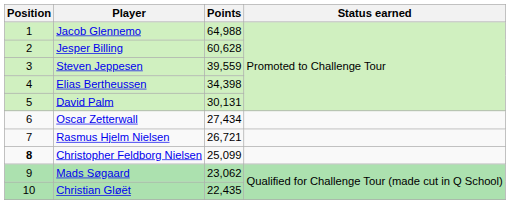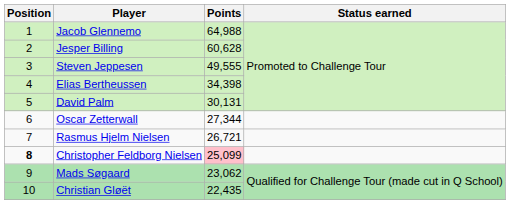(224, 66) 39,559 -> (224, 66) 49,555
(224, 119) 27,434 -> (224, 119) 27,344
(224, 155) no background -> (224, 155) pink background
